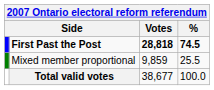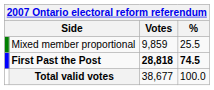rows swapped: (56, 45) <-> (73, 61)
